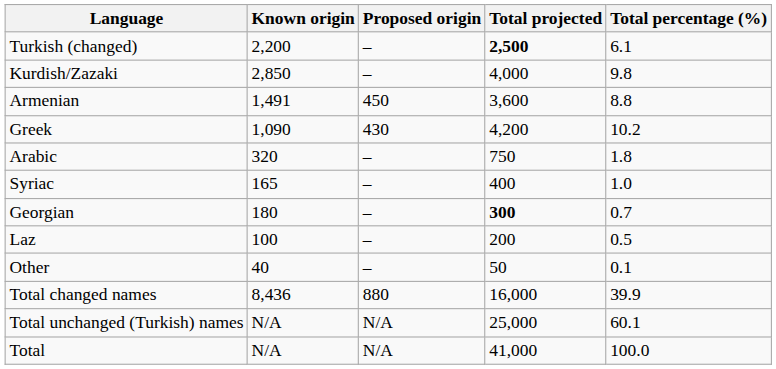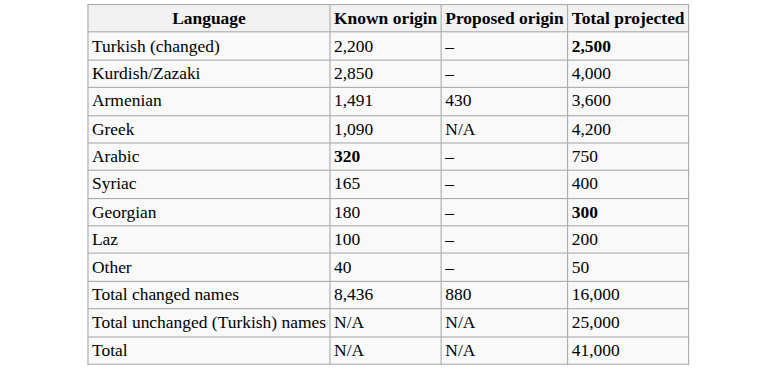- column: (689, 18)
(376, 101) 450 -> (458, 101) 430
(376, 128) 430 -> (460, 128) N/A
(265, 156) normal -> (347, 156) bold
